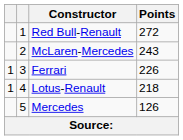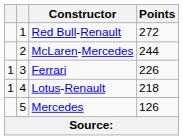(149, 51) 243 -> (149, 51) 244
